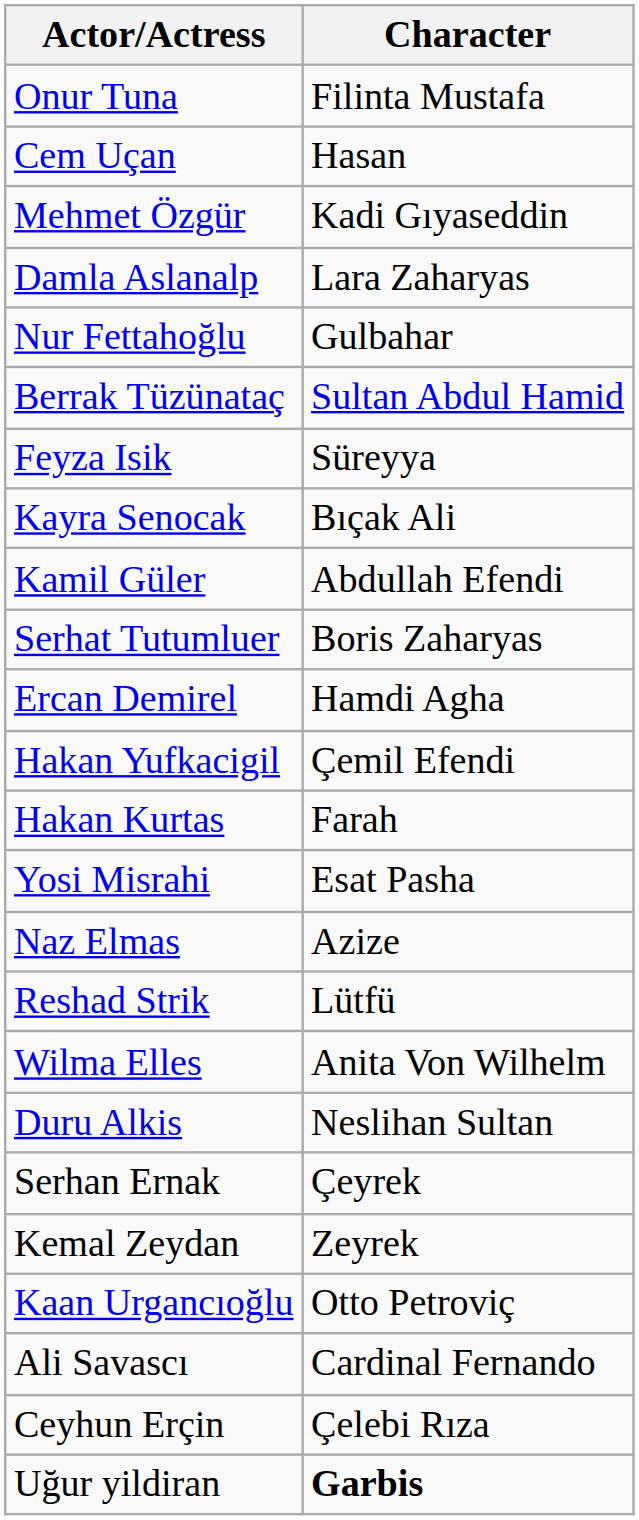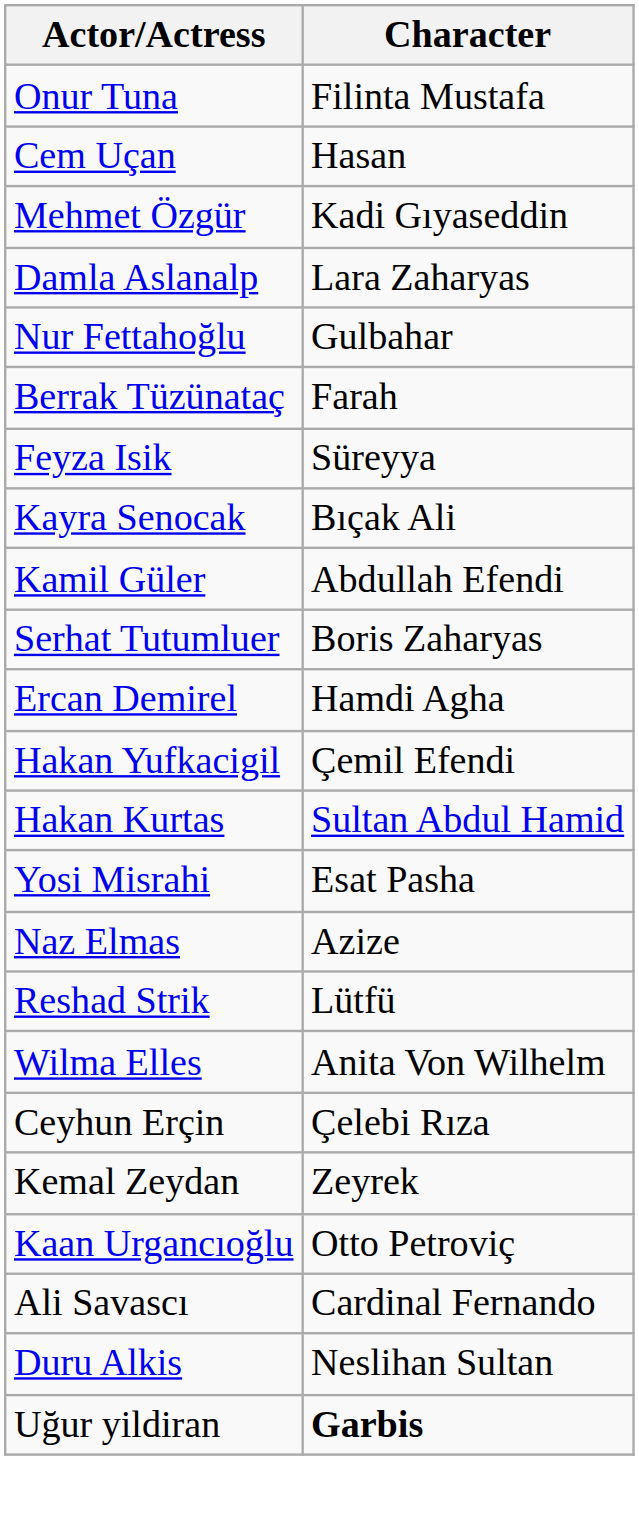(468, 397) Sultan Abdul Hamid -> (354, 397) Farah
(354, 819) Farah -> (468, 819) Sultan Abdul Hamid
rows swapped: (98, 1121) <-> (119, 1423)
- row: (117, 1182)
